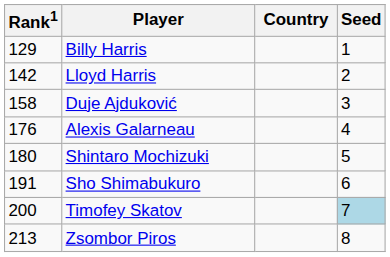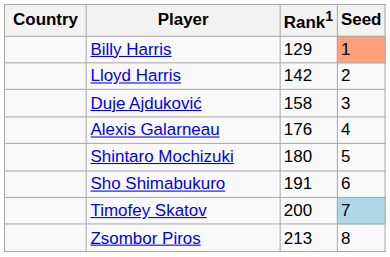columns swapped: (296, 20) <-> (33, 20)
(346, 49) no background -> (346, 49) lightsalmon background
